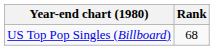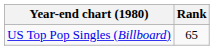(192, 34) 68 -> (192, 34) 65
